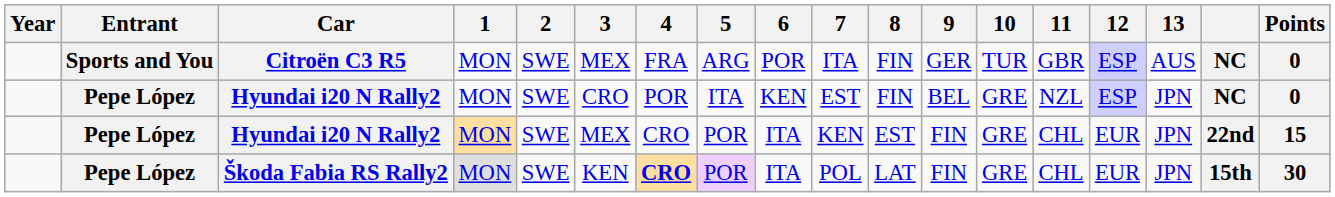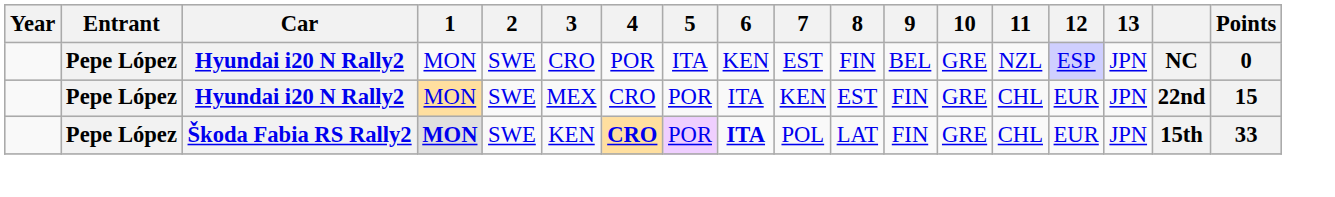- row: (140, 60)
(485, 172) normal -> (450, 135) bold
(783, 172) normal -> (746, 135) bold
(1295, 172) 30 -> (1246, 135) 33
